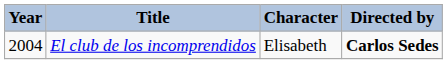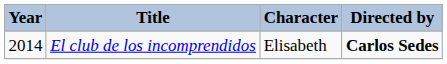(25, 44) 2004 -> (25, 44) 2014
